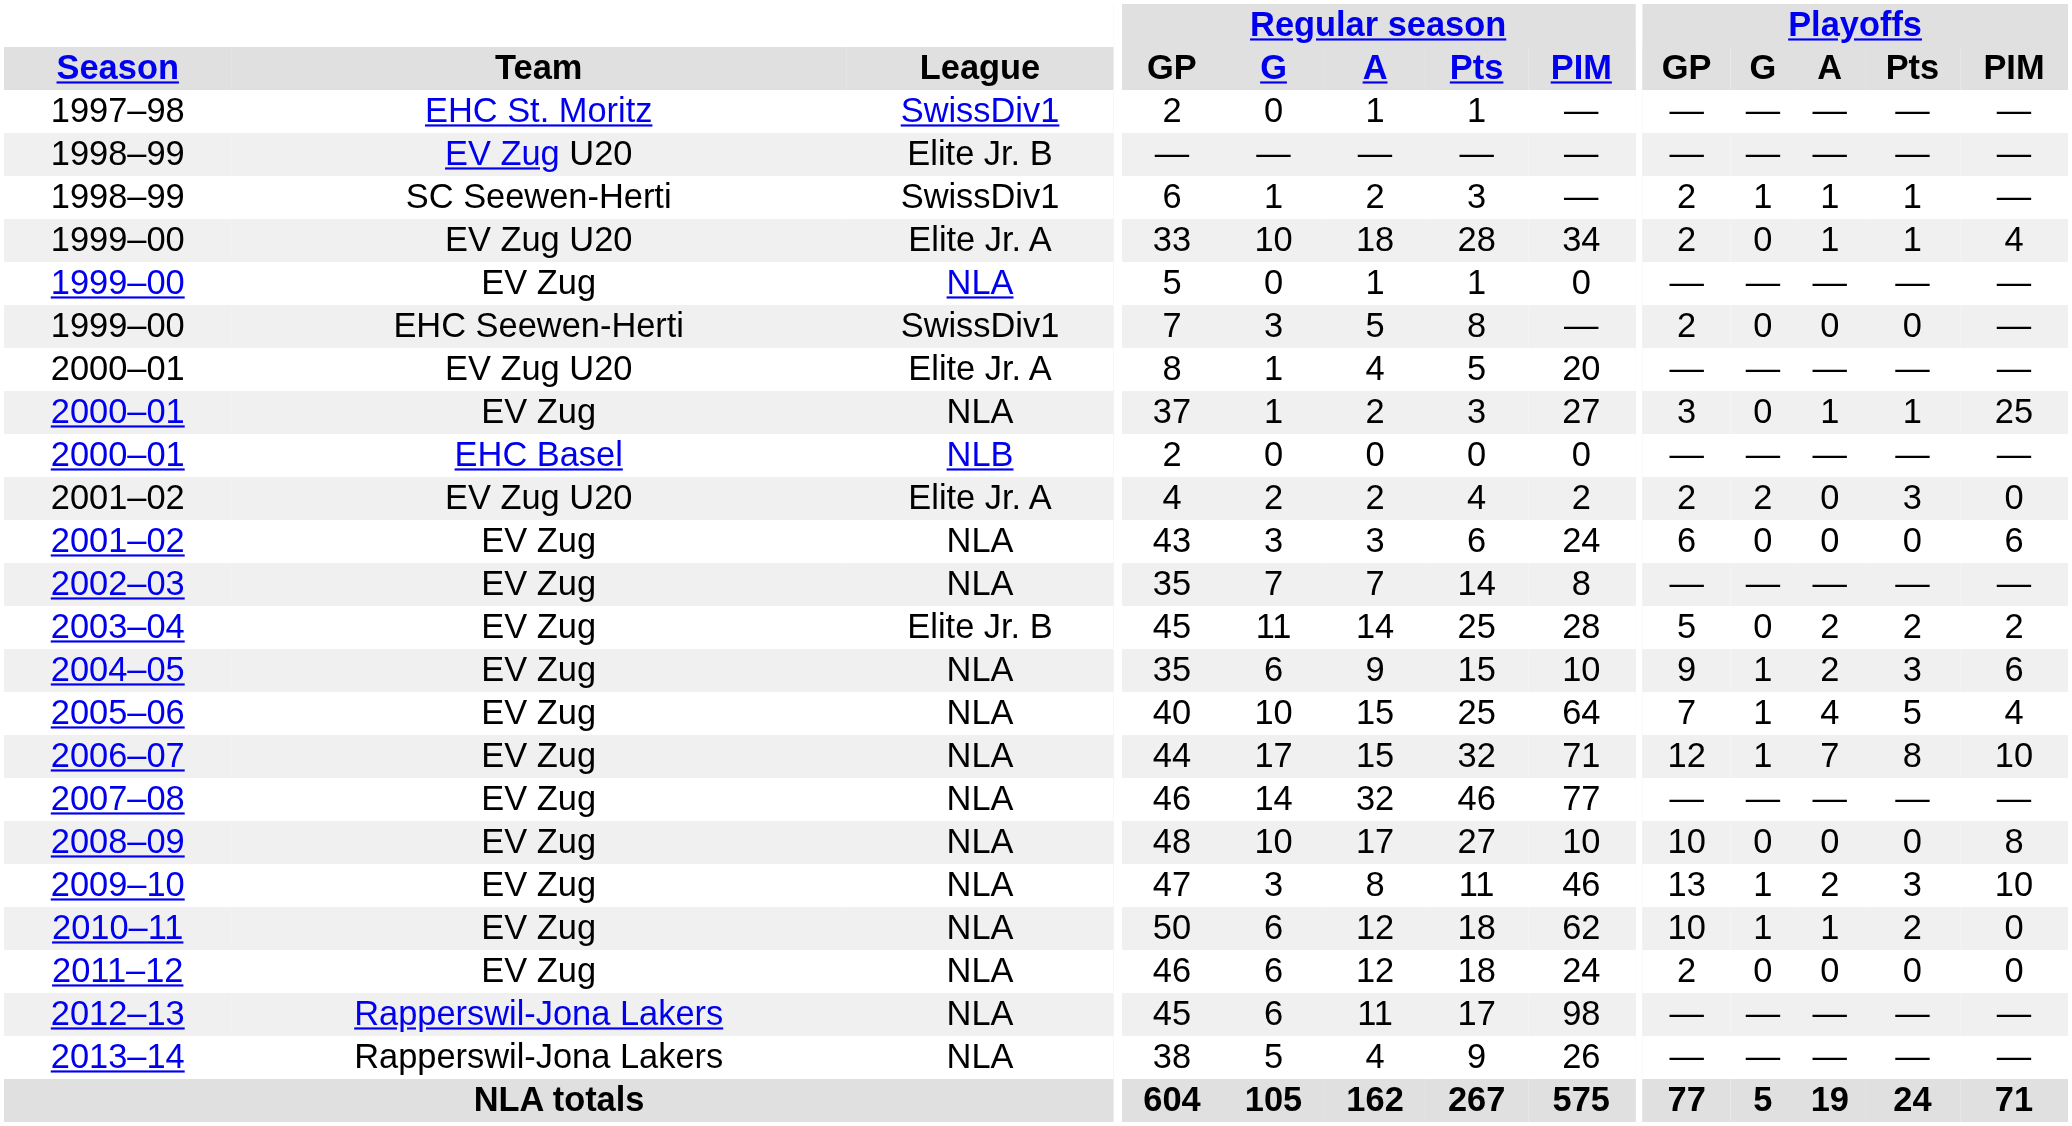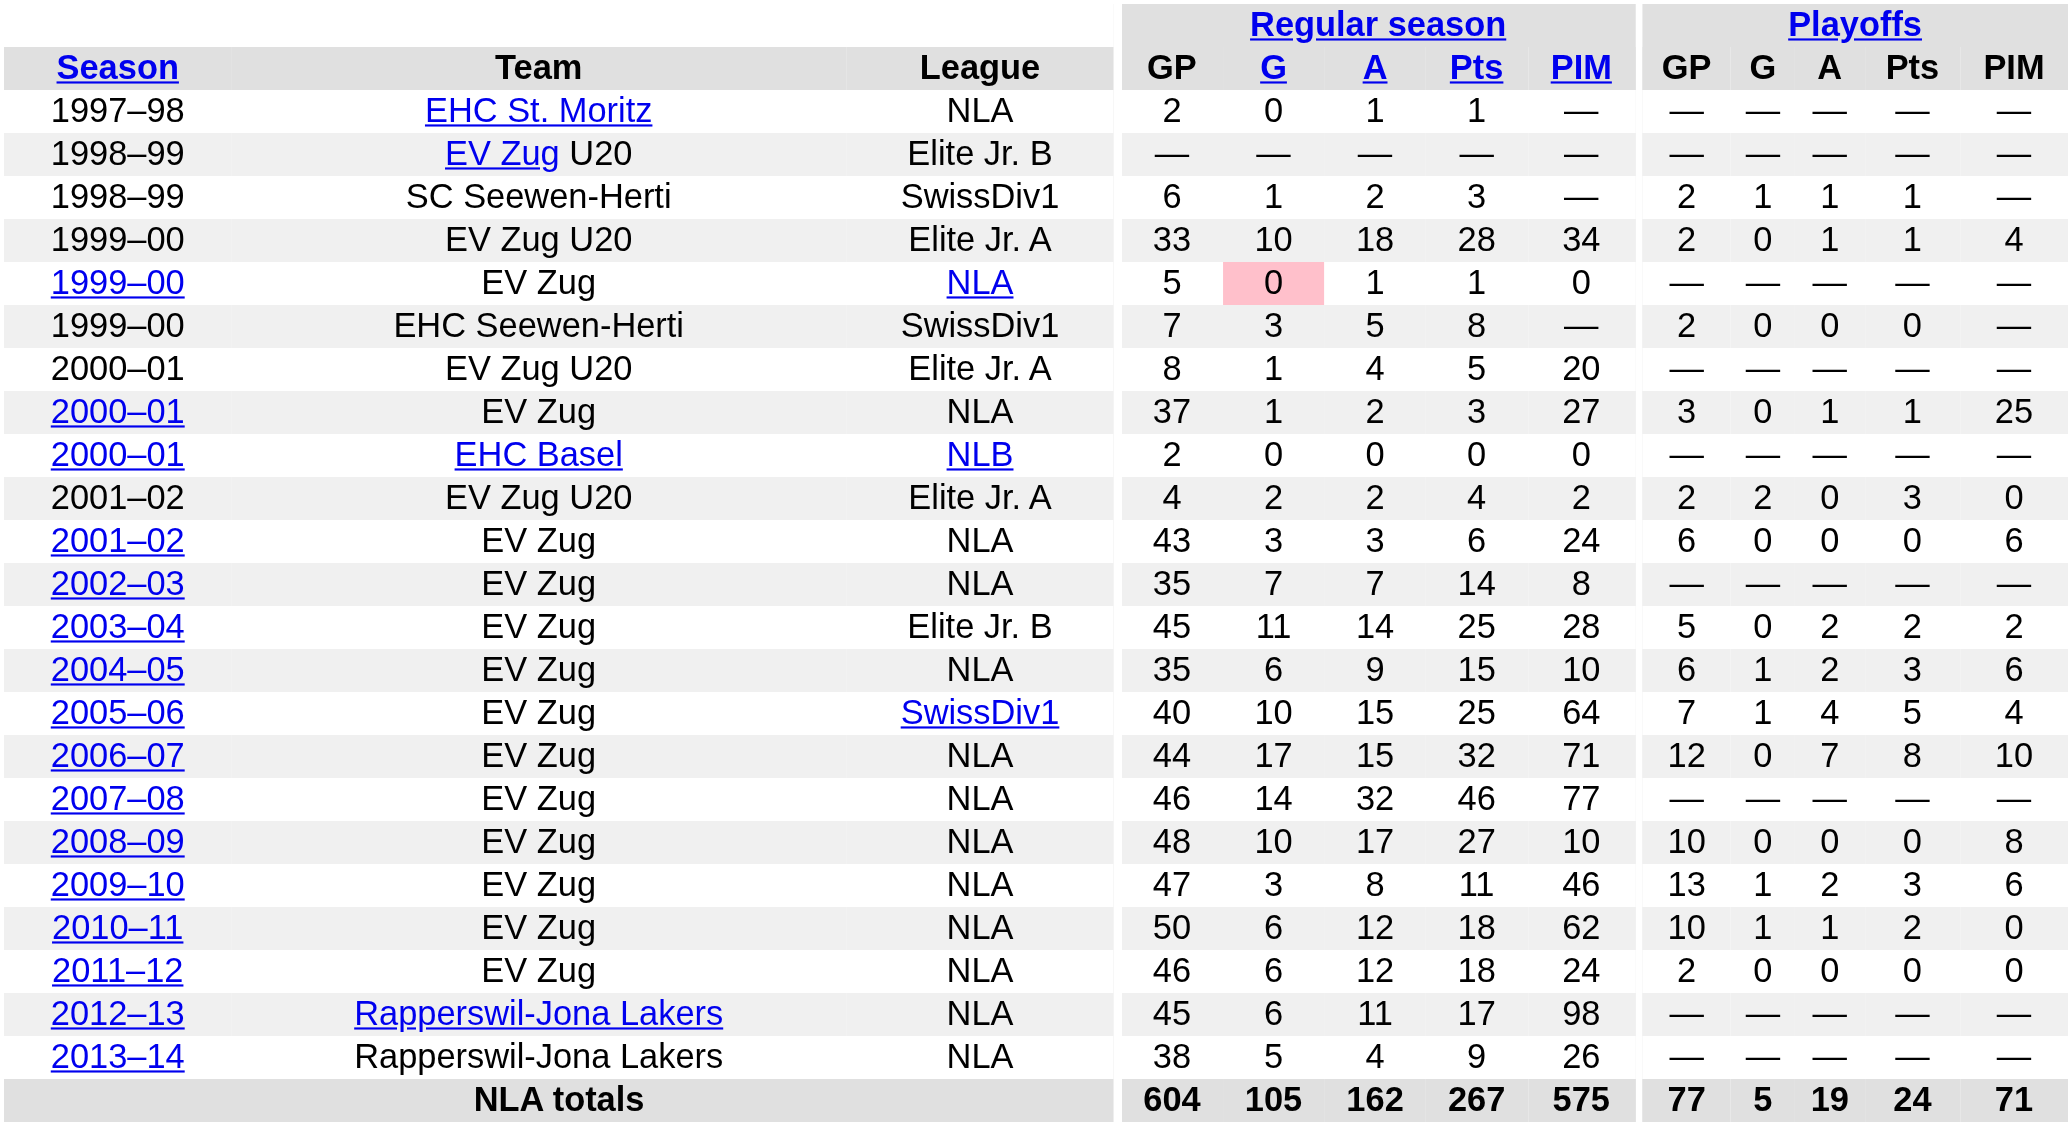(980, 110) SwissDiv1 -> (980, 110) NLA
(1274, 282) no background -> (1274, 282) pink background
(1687, 669) 9 -> (1687, 669) 6
(980, 712) NLA -> (980, 712) SwissDiv1
(1763, 755) 1 -> (1763, 755) 0
(2014, 884) 10 -> (2014, 884) 6
